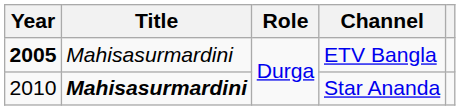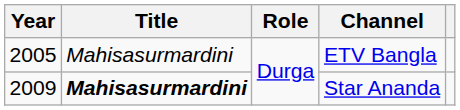(33, 54) bold -> (33, 54) normal
(33, 88) 2010 -> (33, 88) 2009
